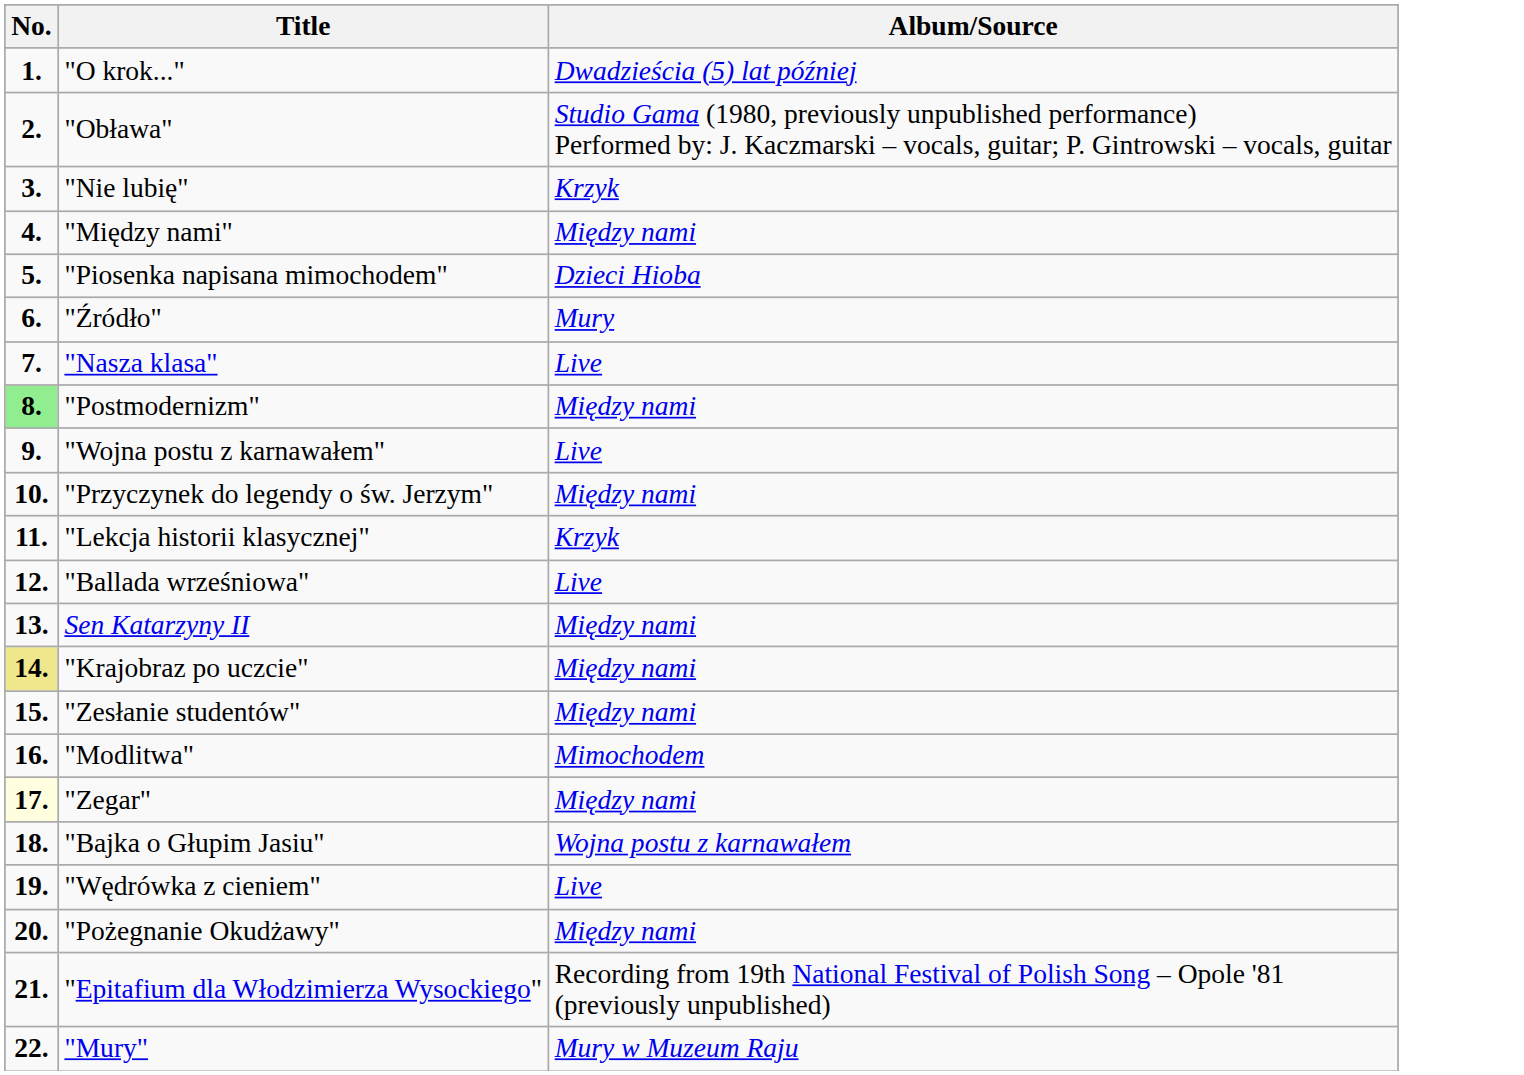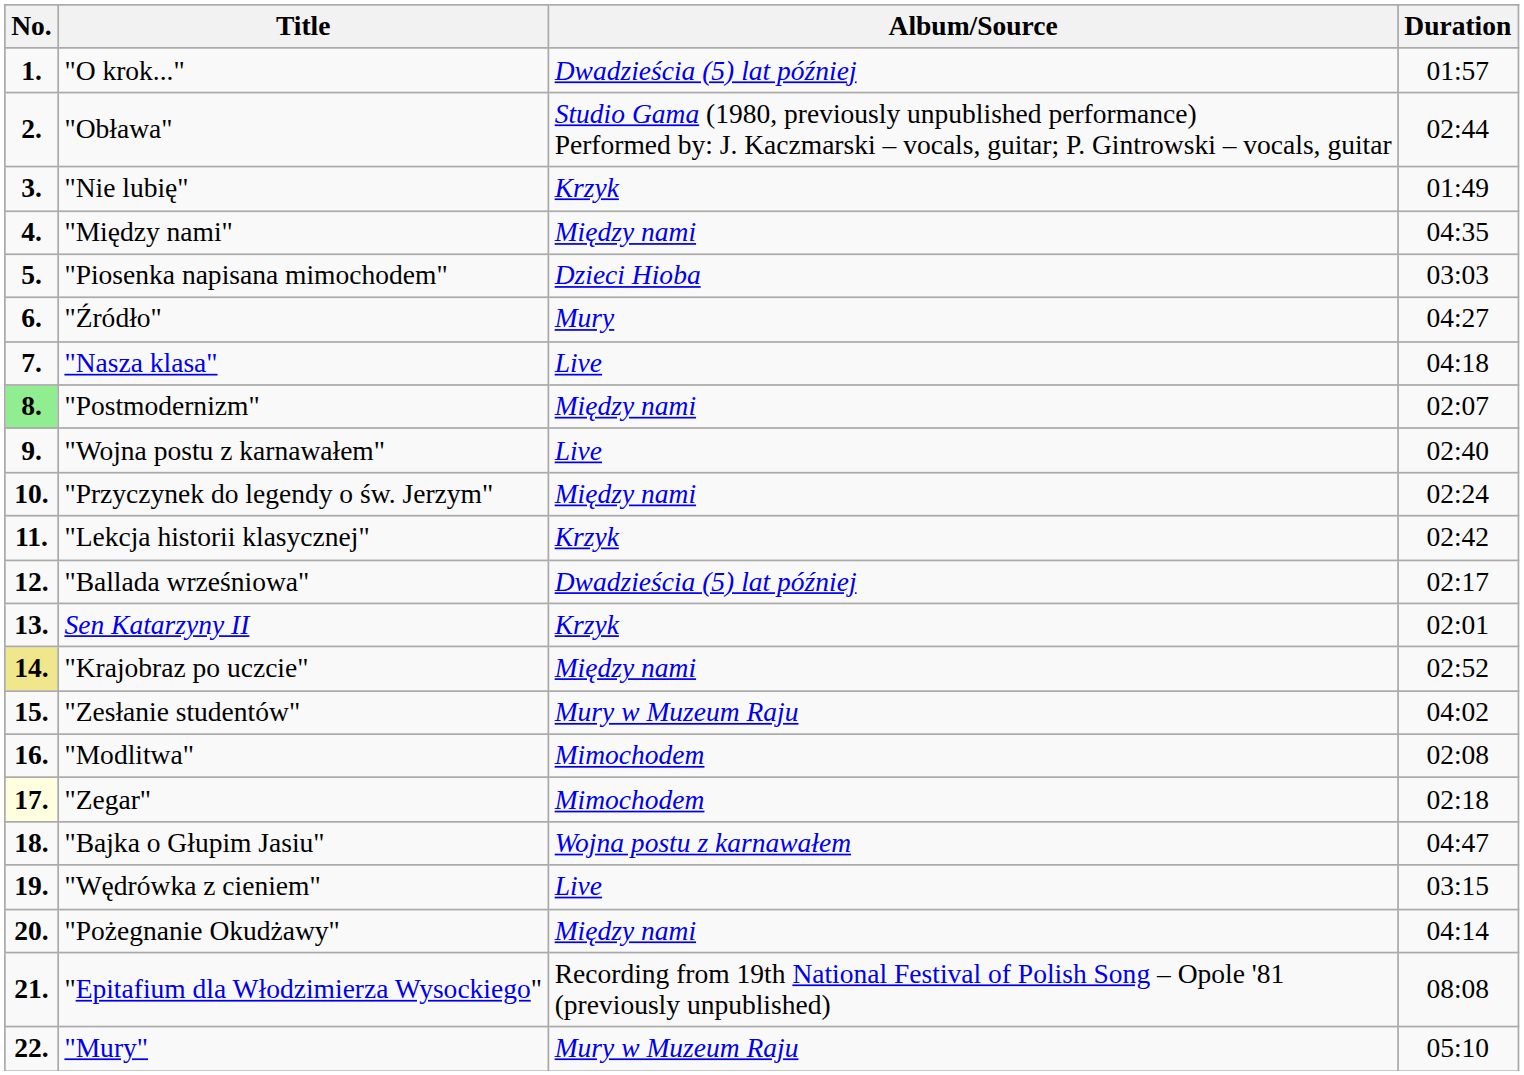+ column: (1458, 26)
(578, 581) Live -> (706, 581) Dwadzieścia (5) lat później
(625, 624) Między nami -> (587, 624) Krzyk
(625, 711) Między nami -> (677, 711) Mury w Muzeum Raju
(625, 799) Między nami -> (630, 799) Mimochodem
